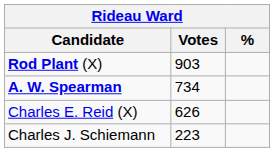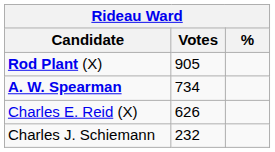(187, 64) 903 -> (187, 64) 905
(187, 135) 223 -> (187, 135) 232
